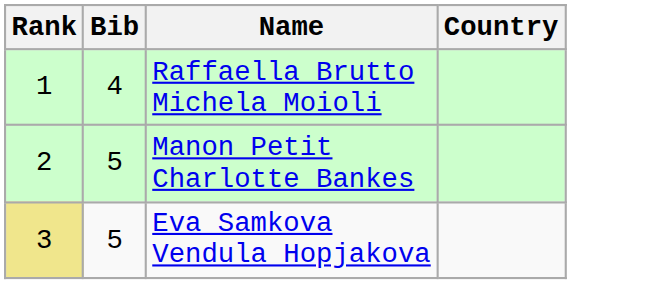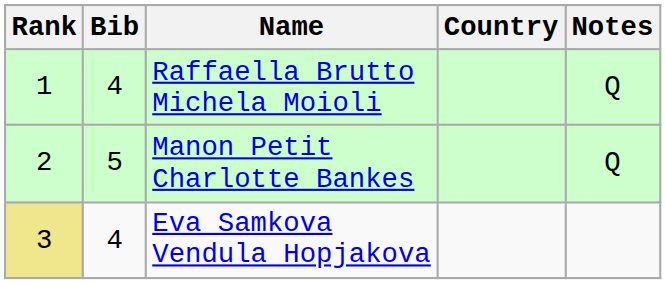+ column: (612, 27)
(115, 240) 5 -> (115, 240) 4
